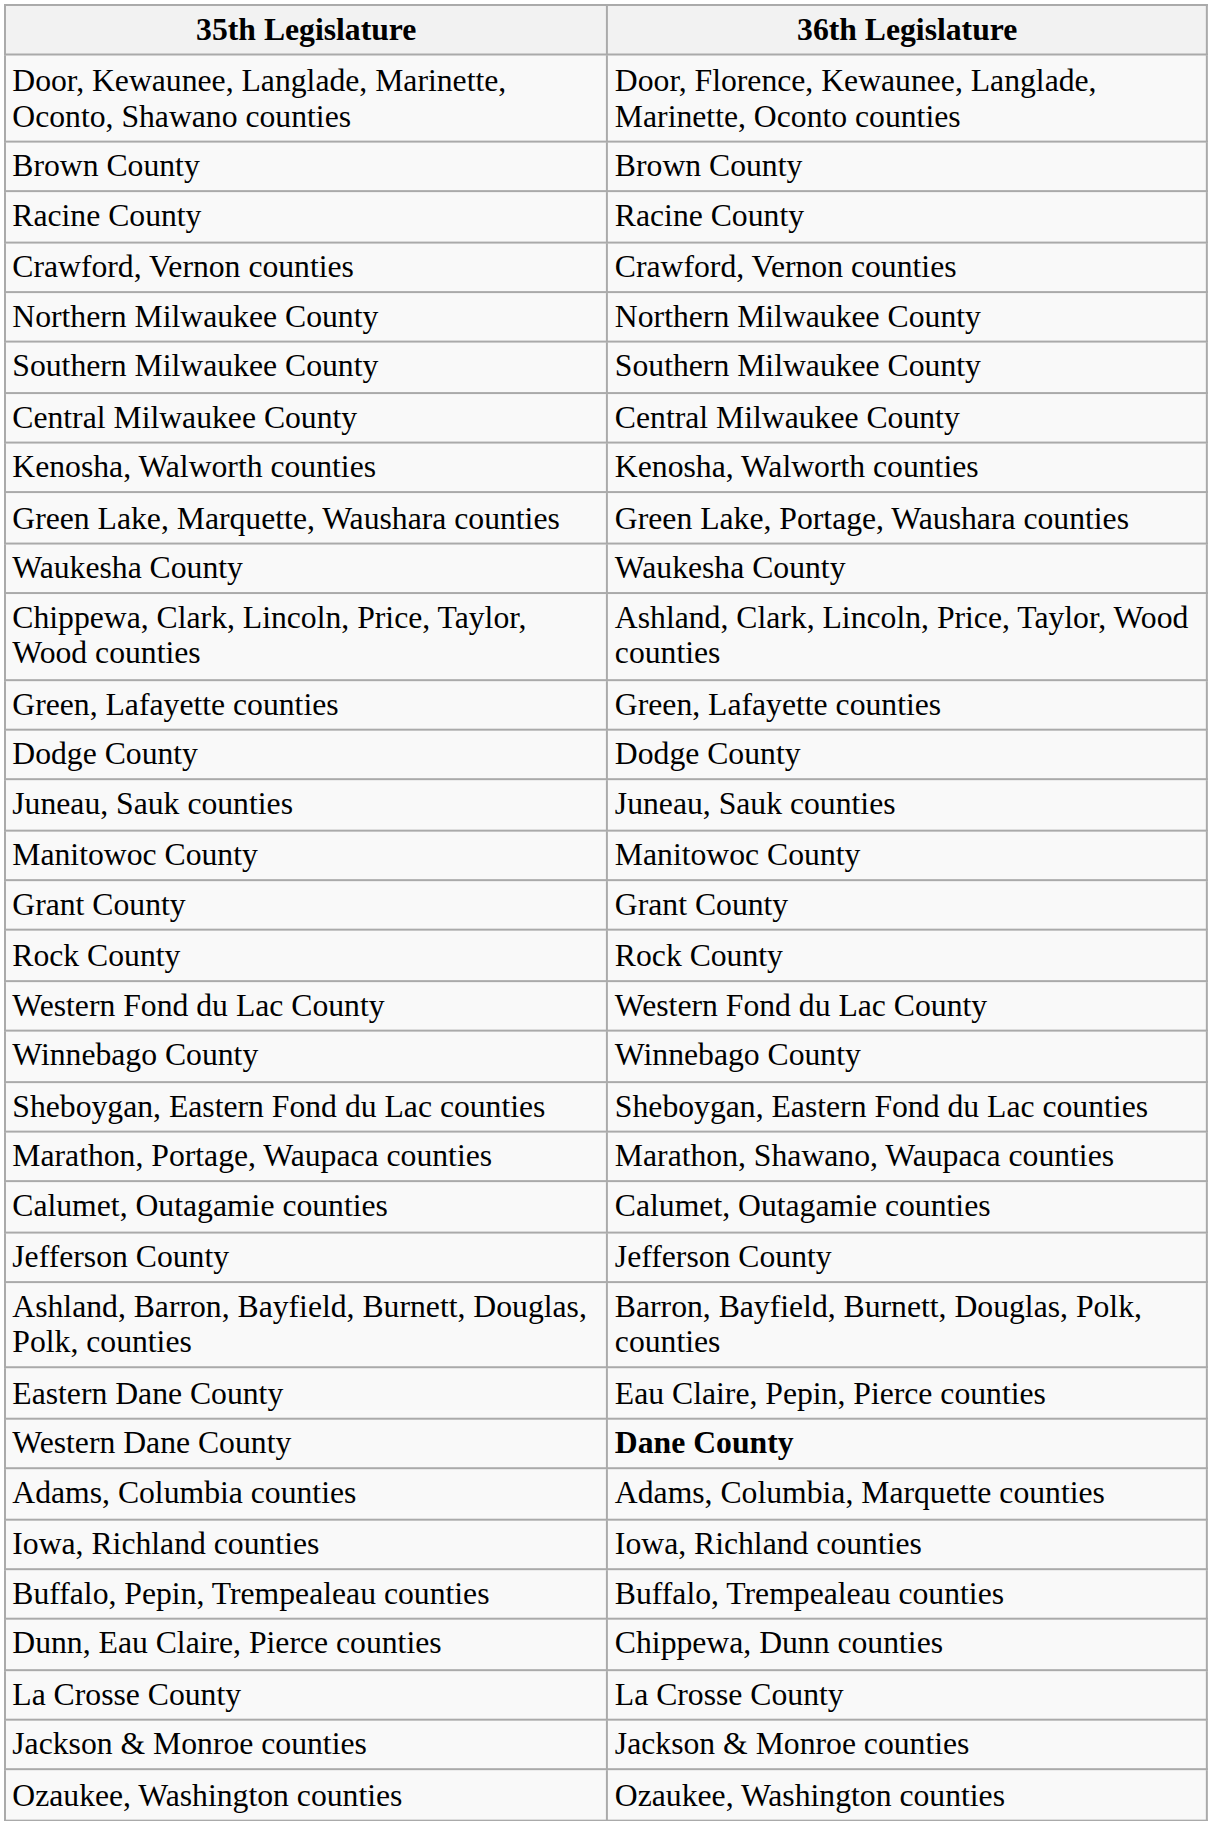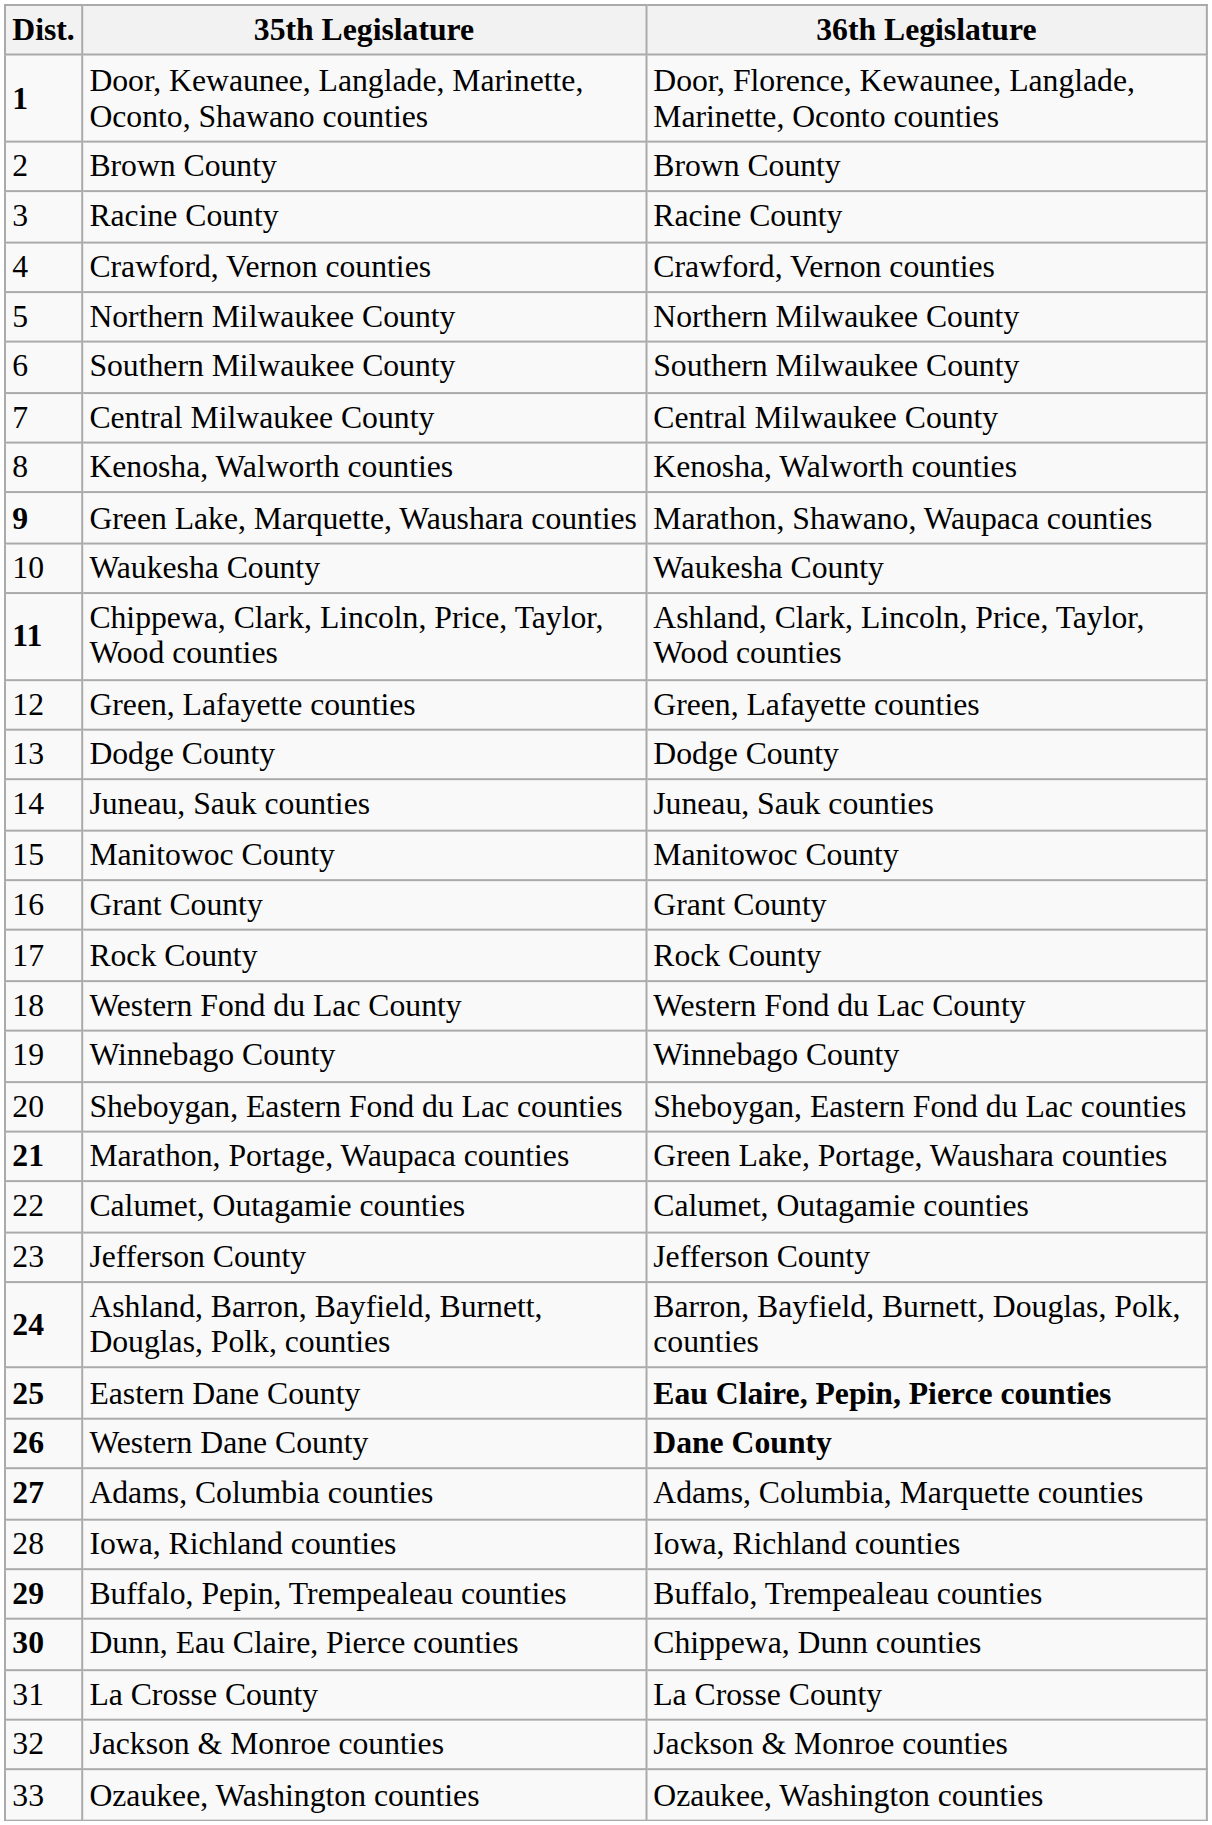+ column: (44, 29)
(872, 517) Green Lake, Portage, Waushara counties -> (903, 517) Marathon, Shawano, Waupaca counties
(864, 1155) Marathon, Shawano, Waupaca counties -> (910, 1155) Green Lake, Portage, Waushara counties
(830, 1392) normal -> (882, 1392) bold
